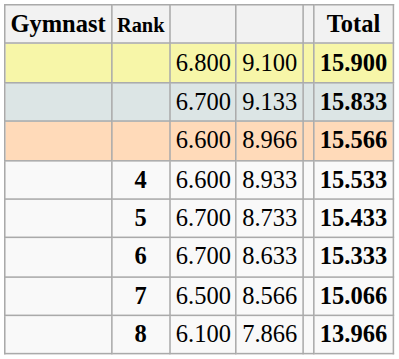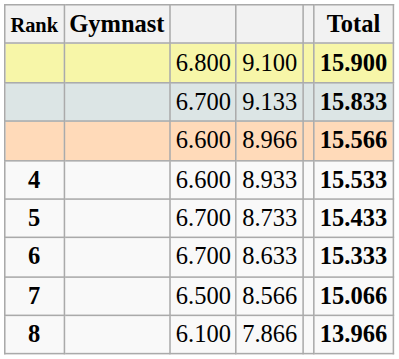columns swapped: (141, 25) <-> (58, 23)
